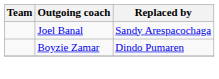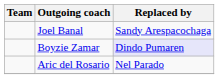(150, 47) no background -> (150, 47) lavender background
+ row: (73, 64)
